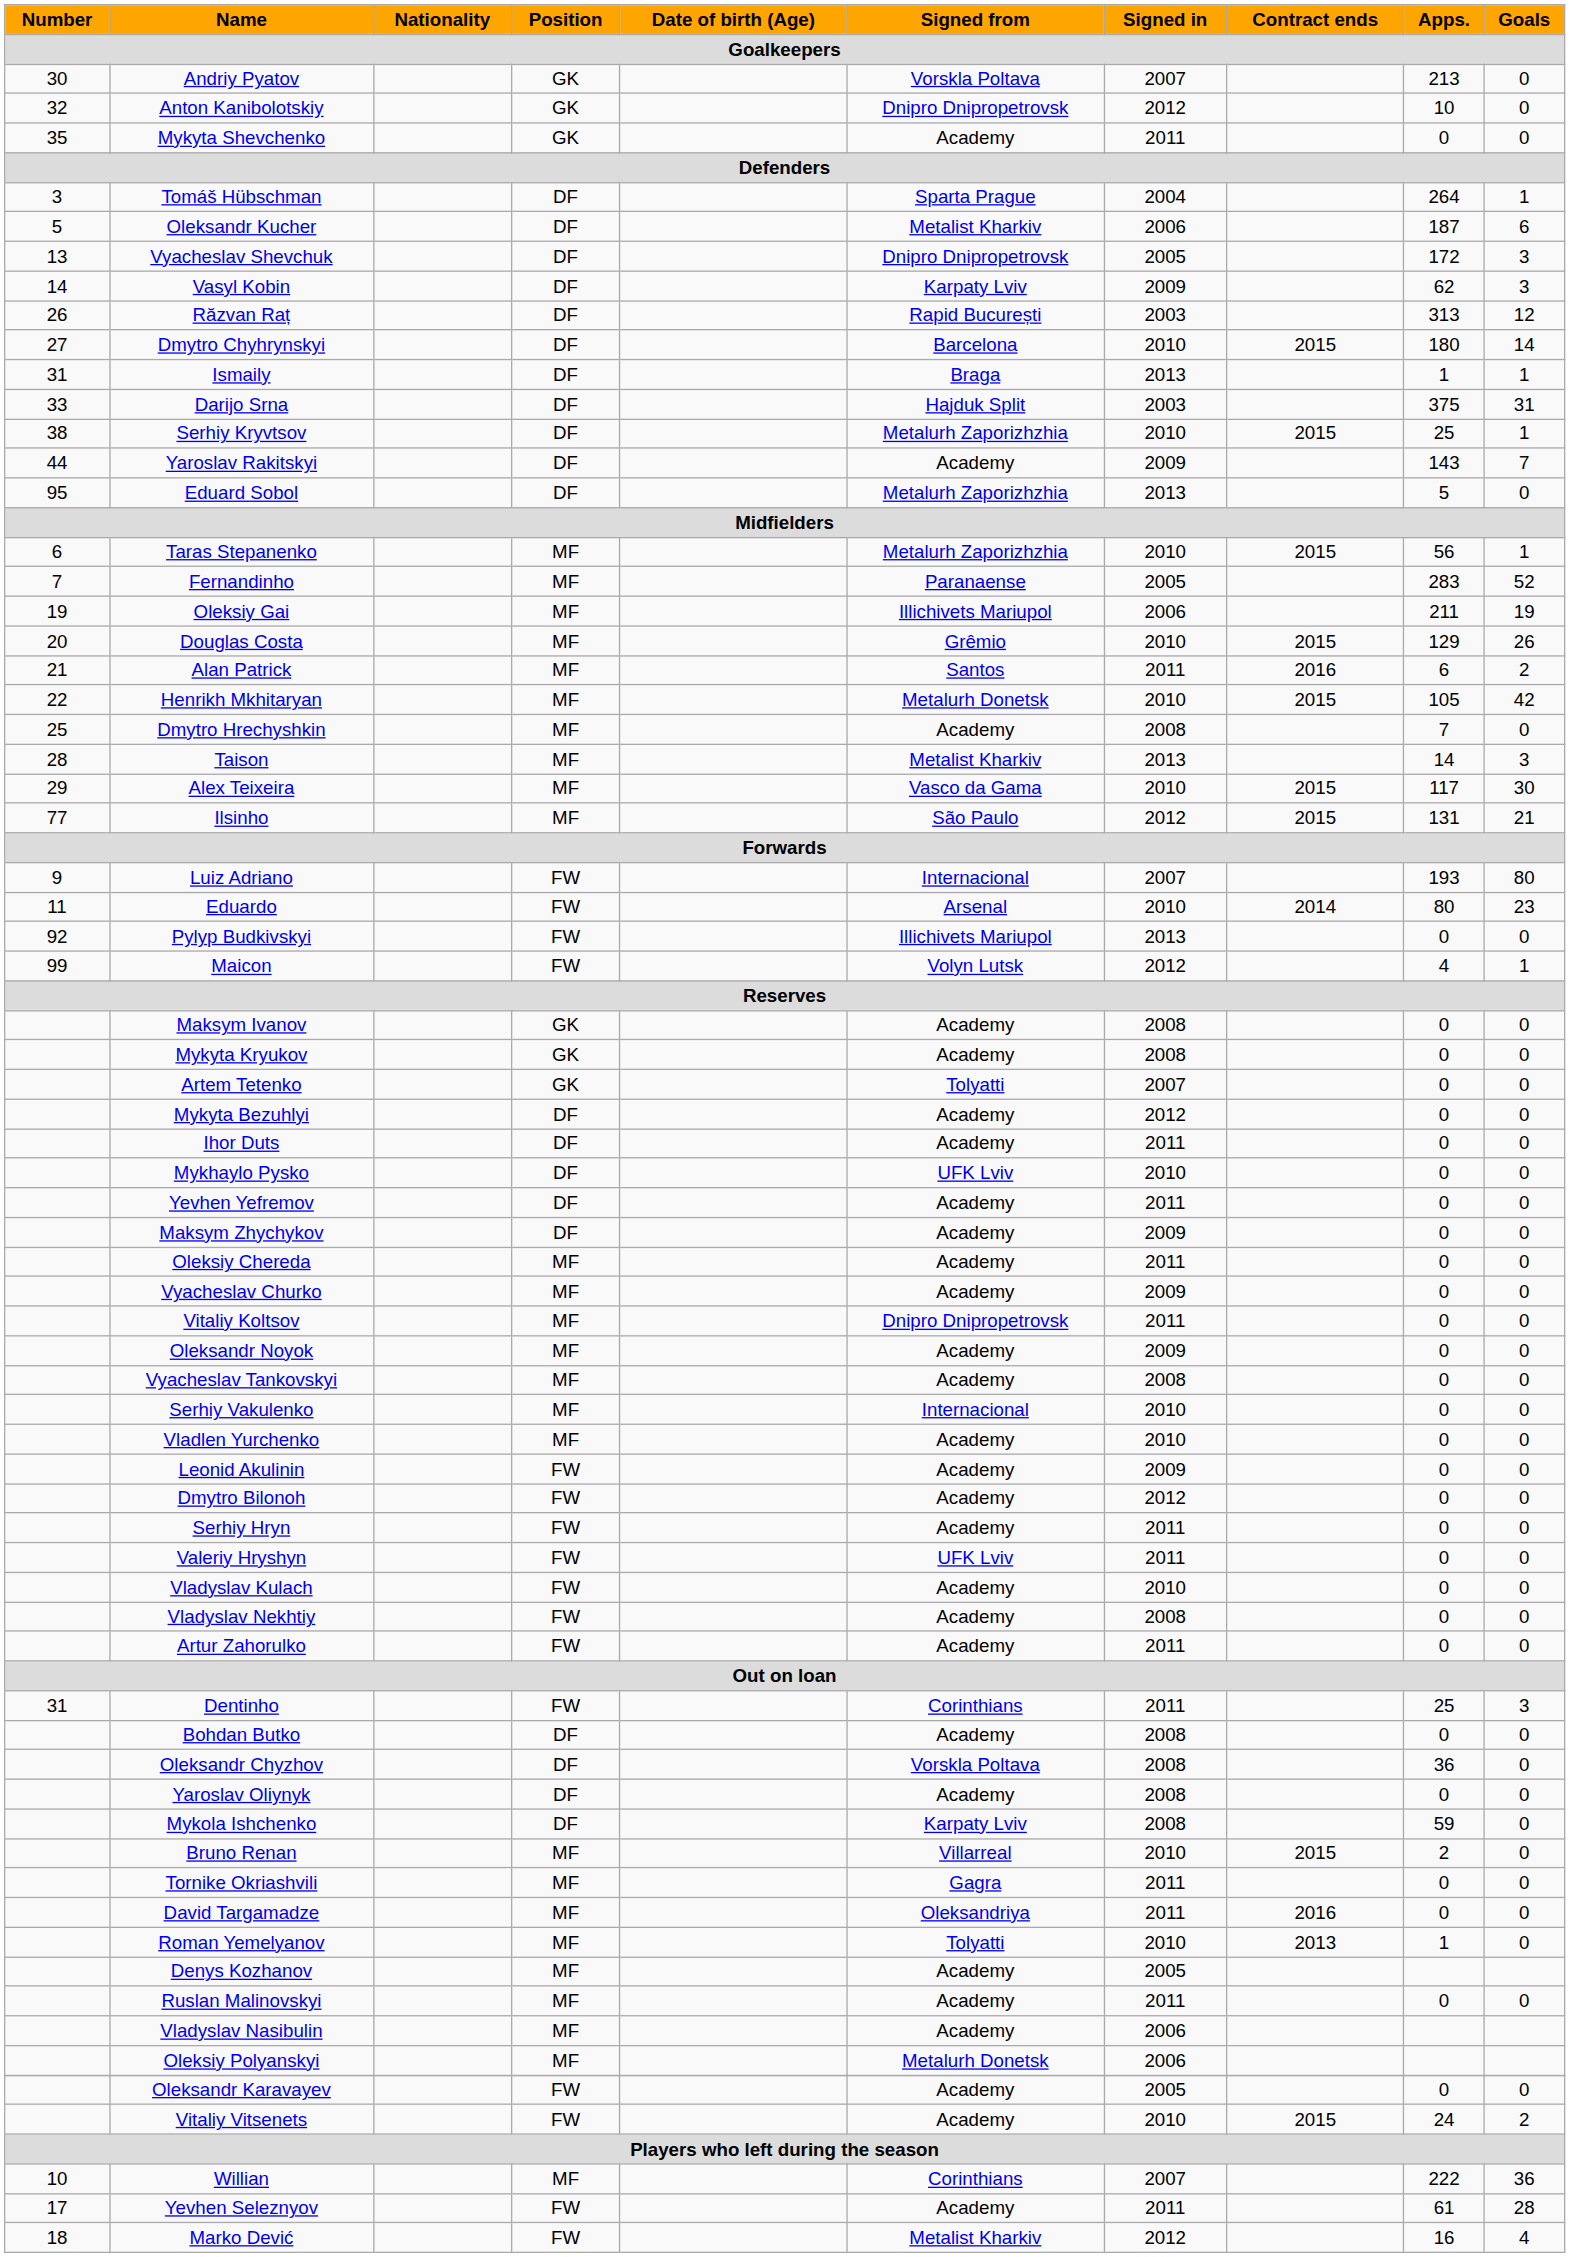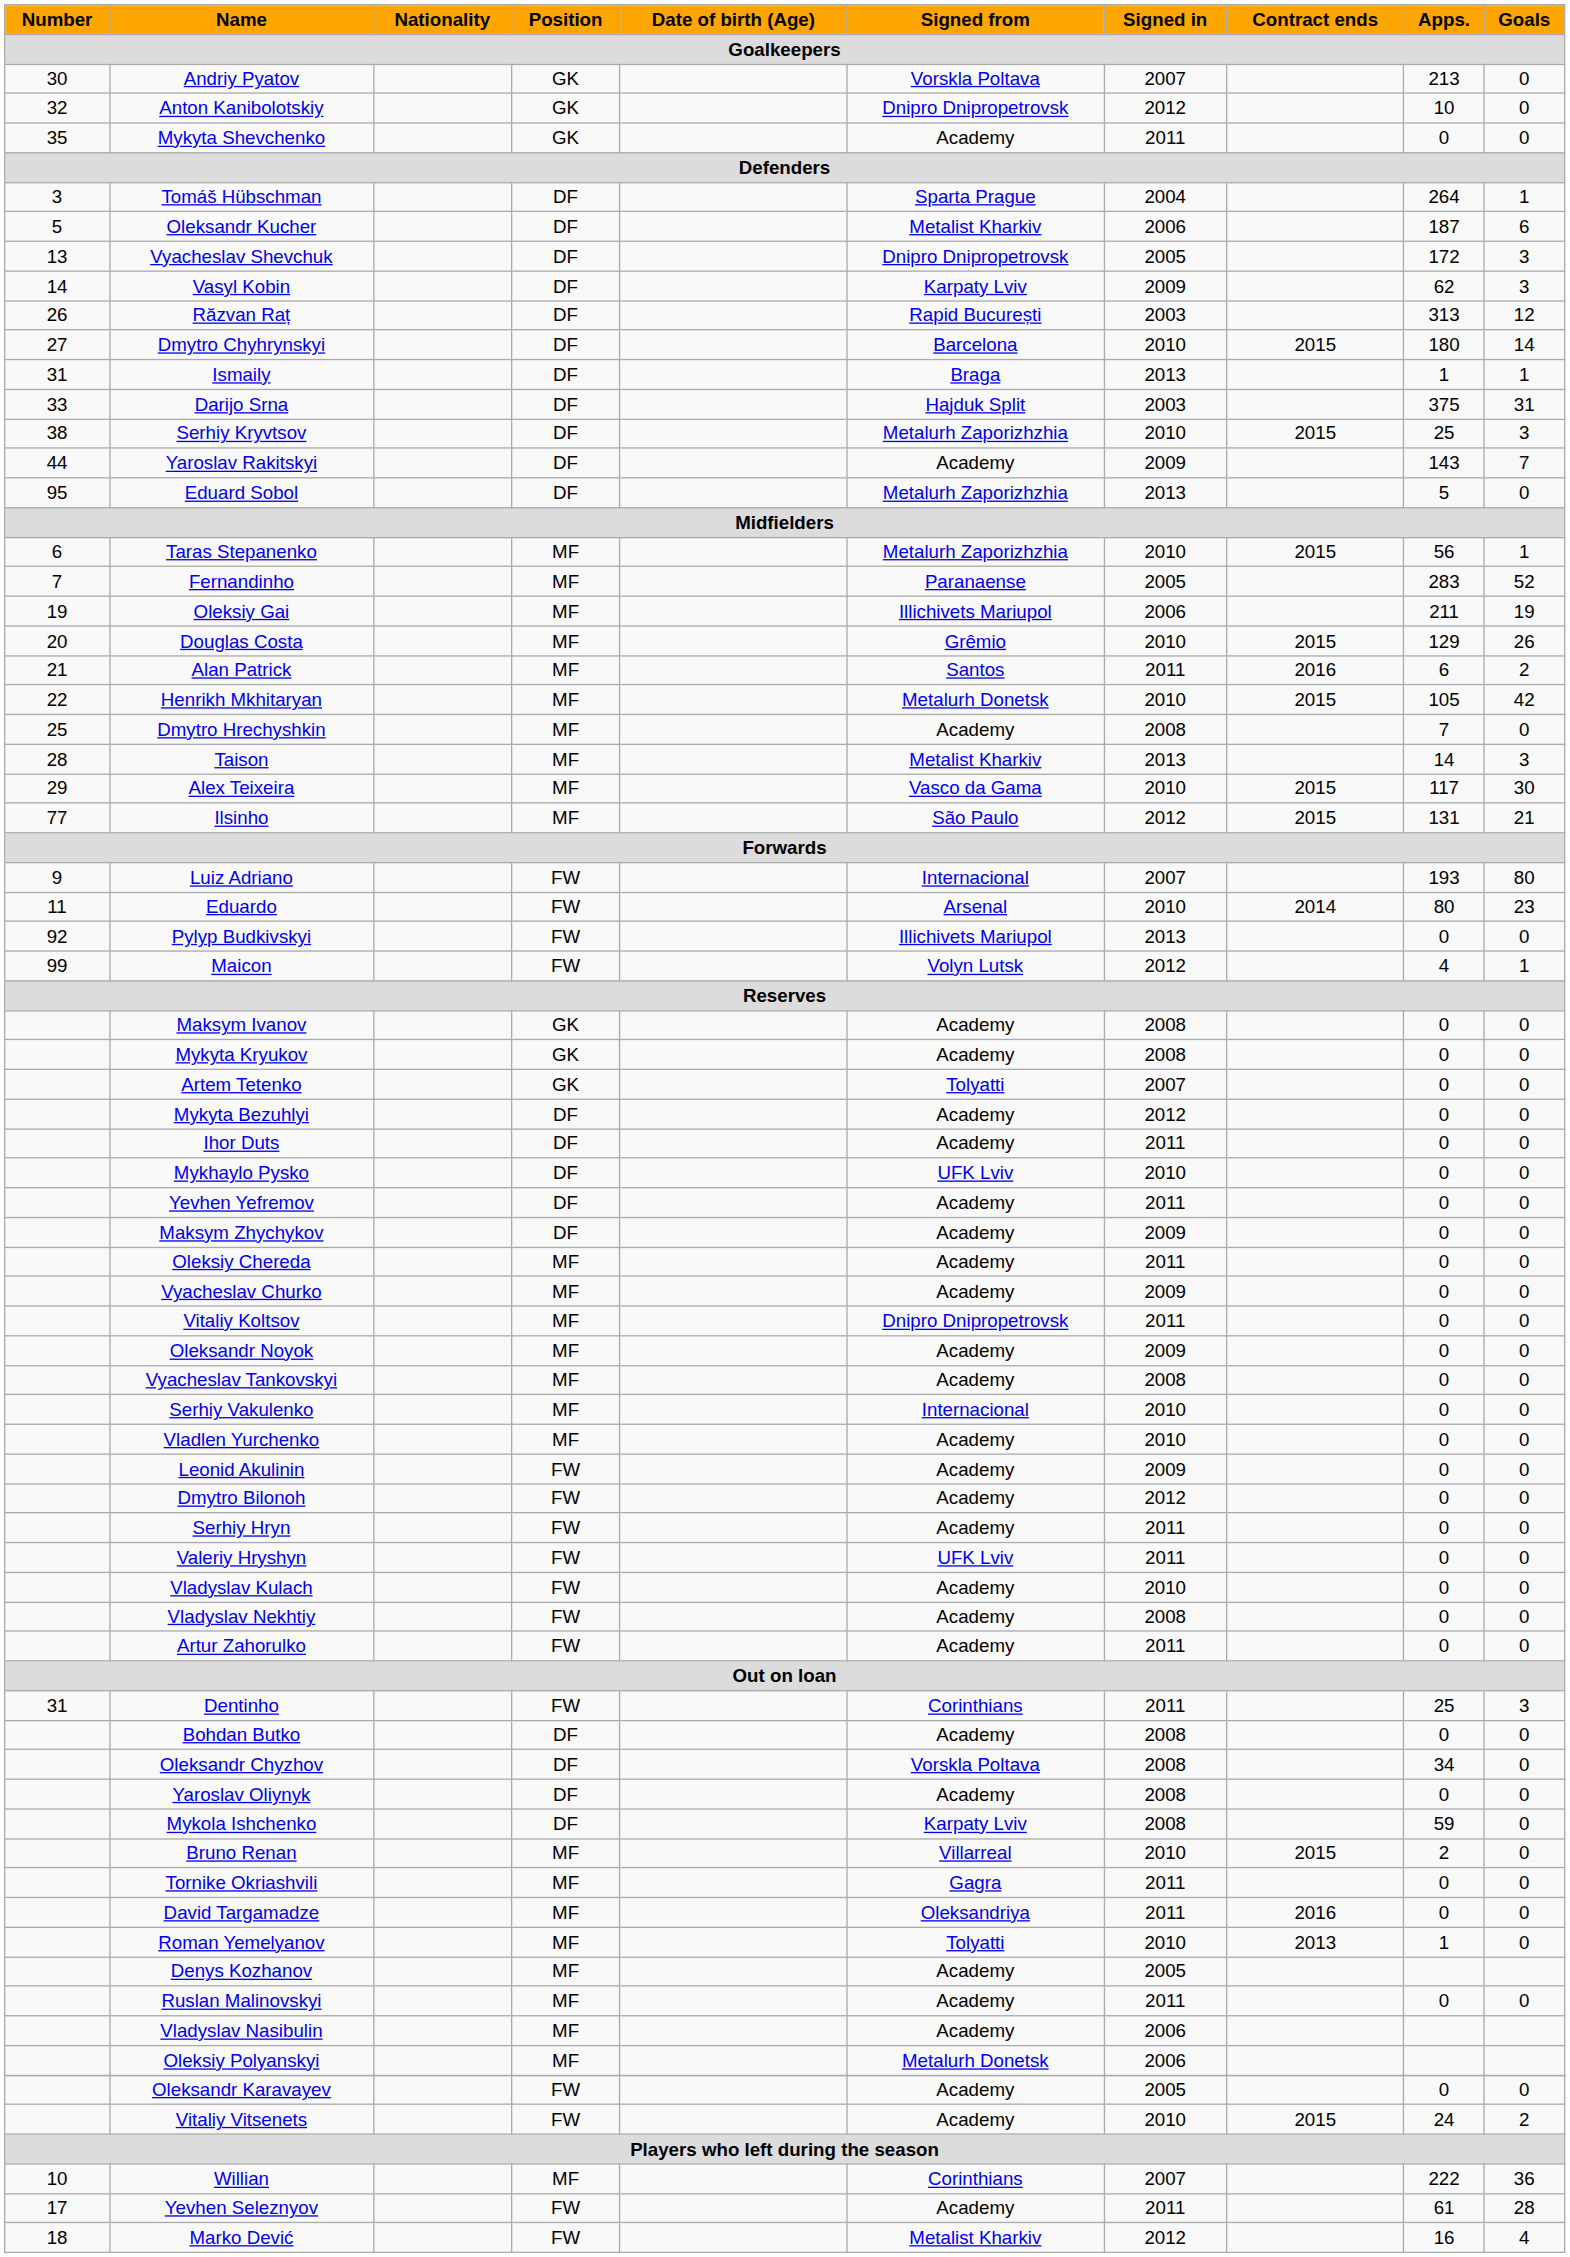(1524, 434) 1 -> (1524, 434) 3
(1444, 1765) 36 -> (1444, 1765) 34
